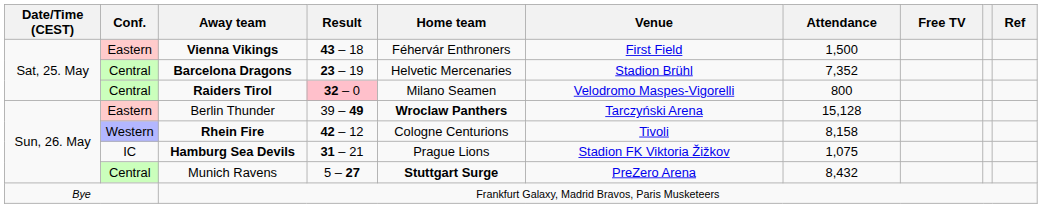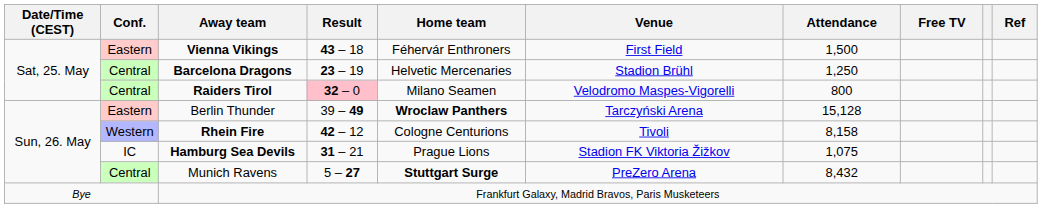(842, 70) 7,352 -> (842, 70) 1,250
